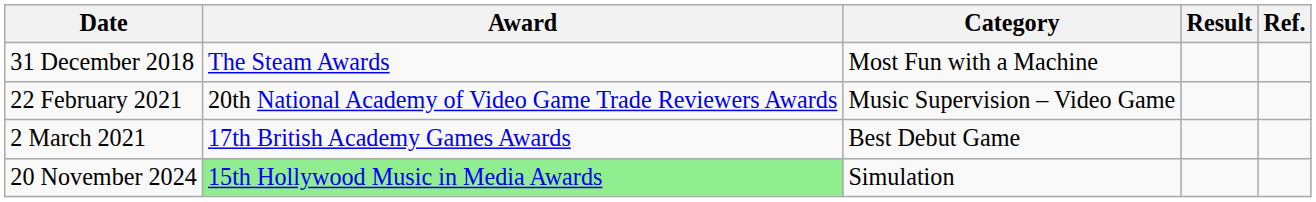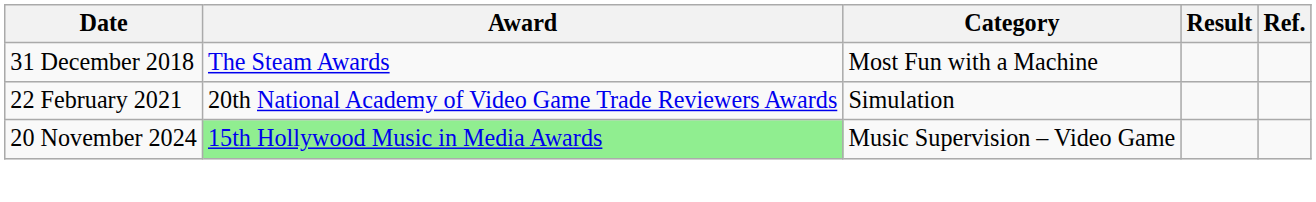(1012, 100) Music Supervision – Video Game -> (901, 100) Simulation
- row: (78, 138)
(901, 176) Simulation -> (1012, 138) Music Supervision – Video Game
